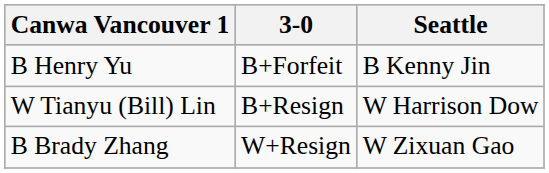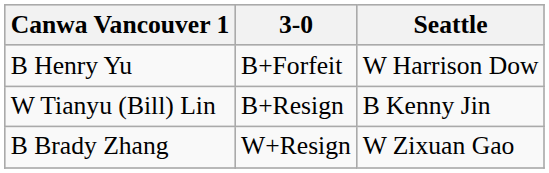(427, 65) B Kenny Jin -> (451, 65) W Harrison Dow
(451, 106) W Harrison Dow -> (427, 106) B Kenny Jin
